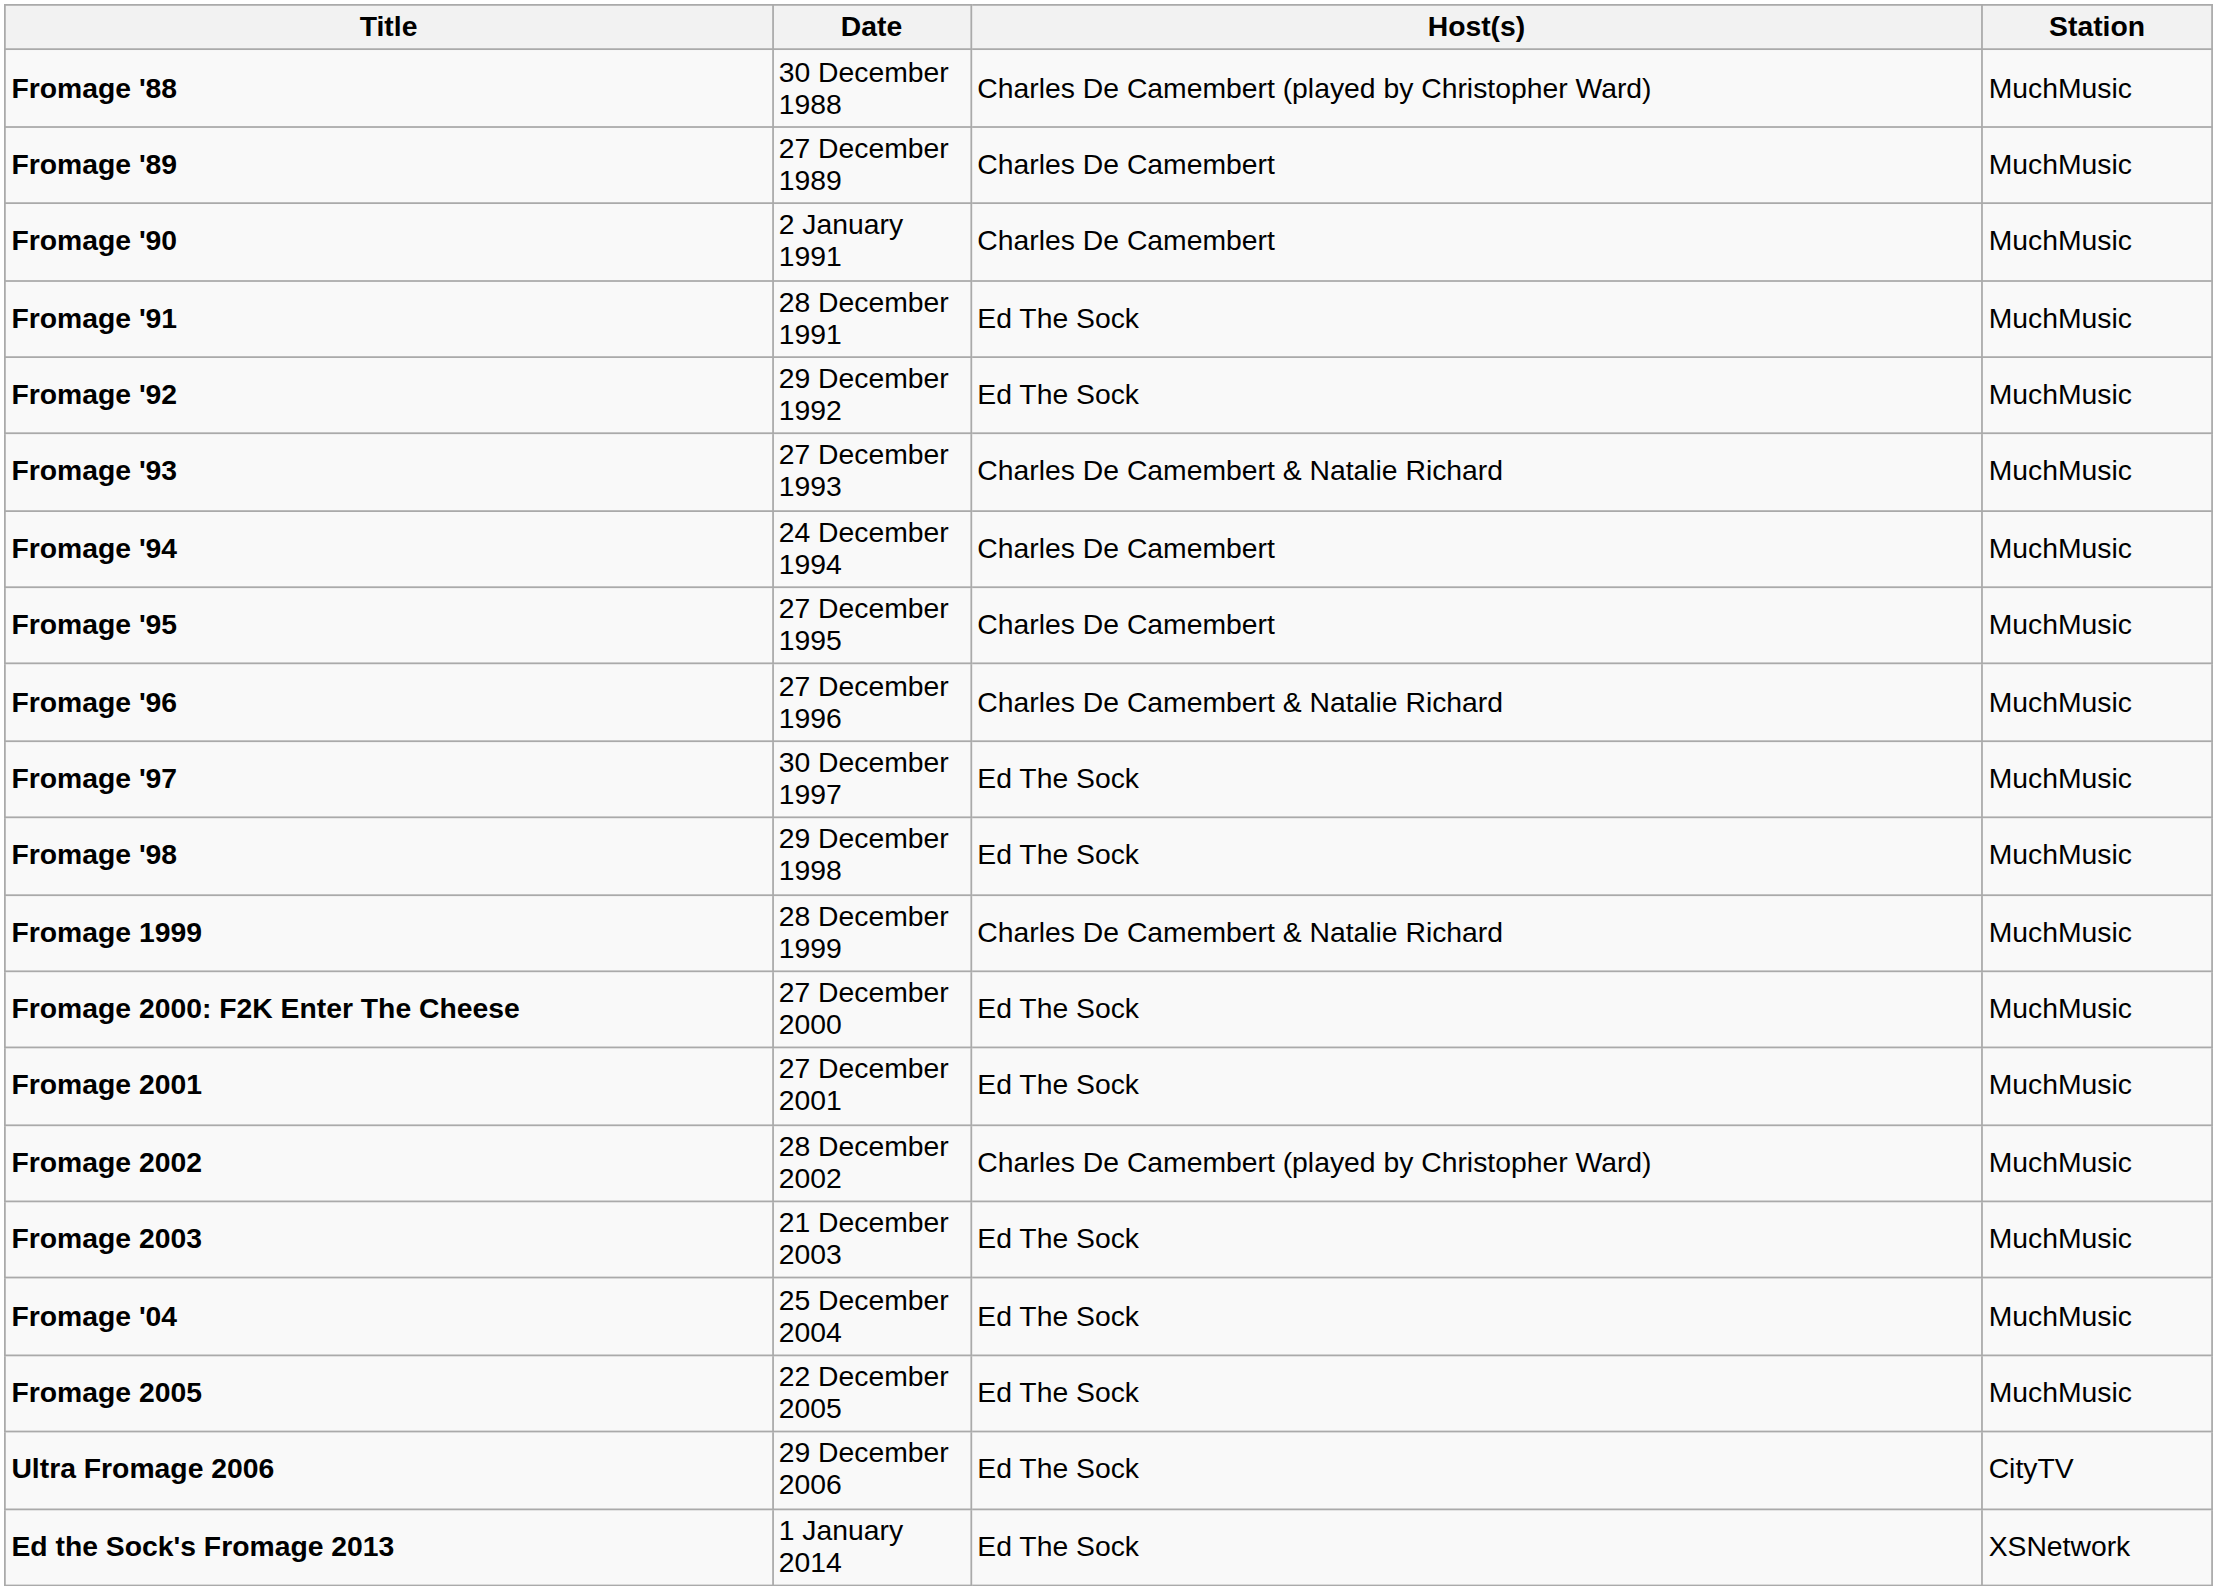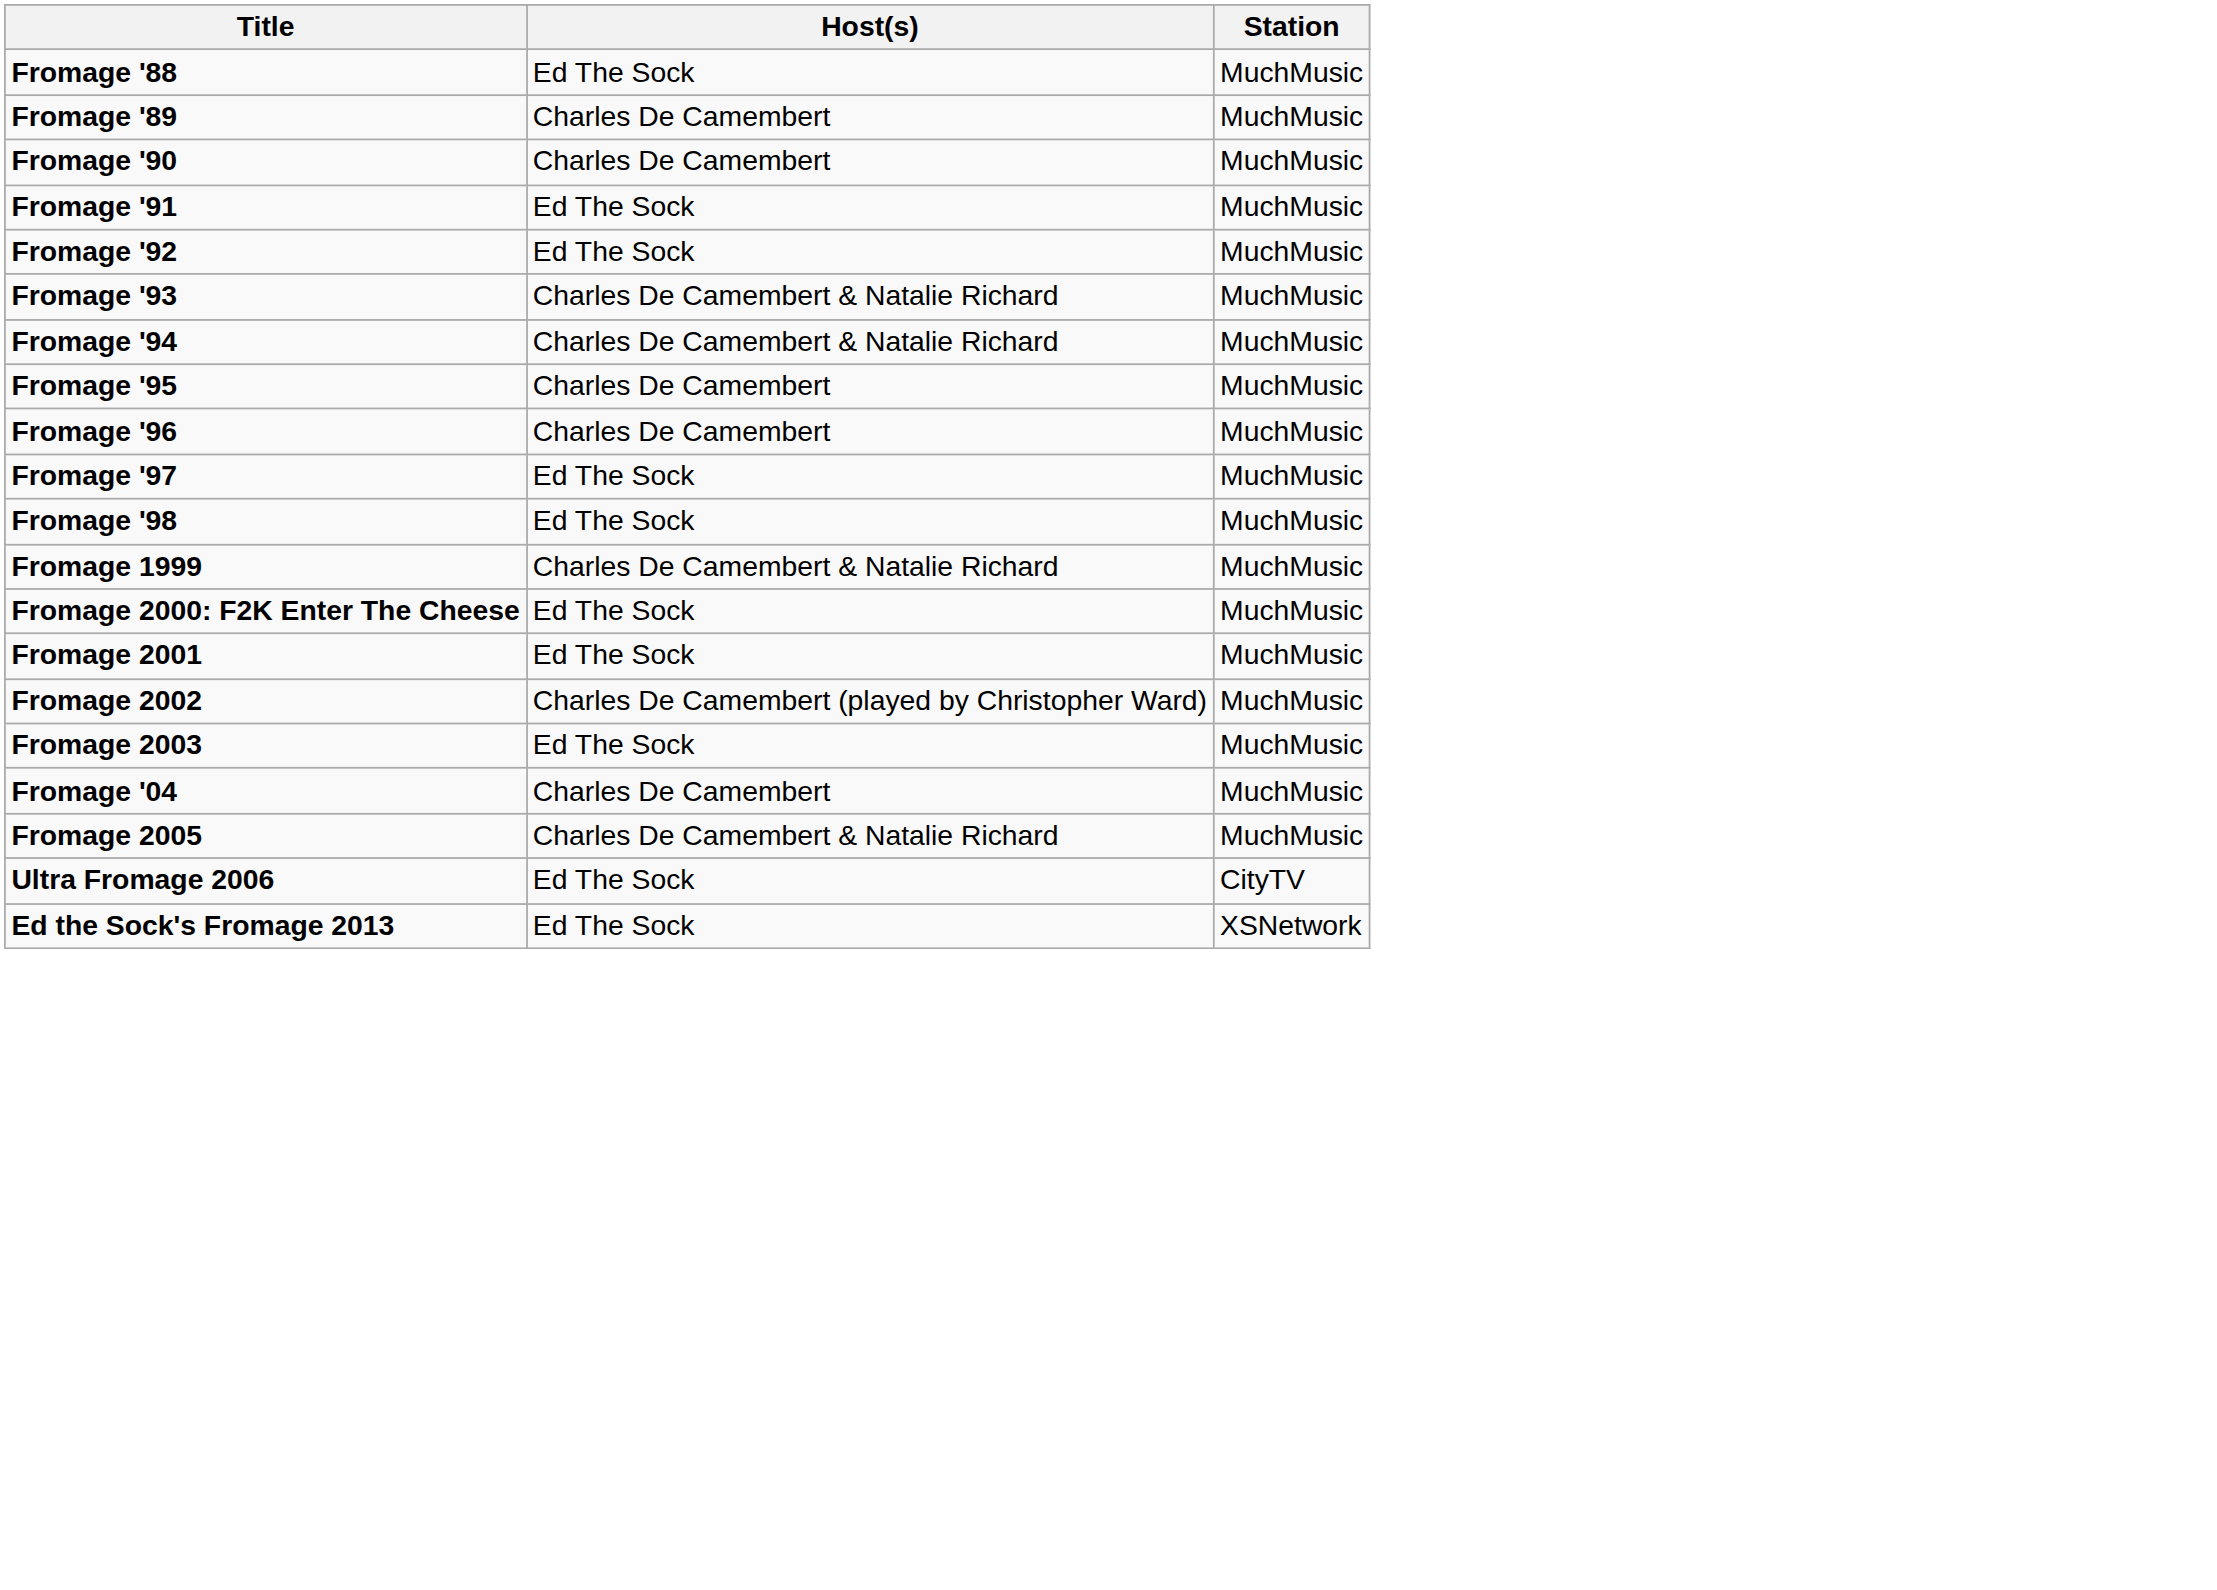- column: (872, 26)
(1314, 87) Charles De Camembert (played by Christopher Ward) -> (614, 71) Ed The Sock
(1126, 548) Charles De Camembert -> (796, 341) Charles De Camembert & Natalie Richard
(1240, 701) Charles De Camembert & Natalie Richard -> (682, 431) Charles De Camembert
(1058, 1316) Ed The Sock -> (682, 790) Charles De Camembert
(1058, 1392) Ed The Sock -> (796, 835) Charles De Camembert & Natalie Richard
